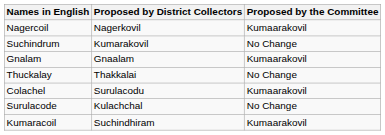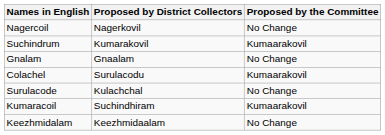(277, 28) Kumaarakovil -> (272, 28) No Change
(272, 43) No Change -> (277, 43) Kumaarakovil
(277, 59) Kumaarakovil -> (272, 59) No Change
- row: (29, 75)
+ row: (39, 122)
